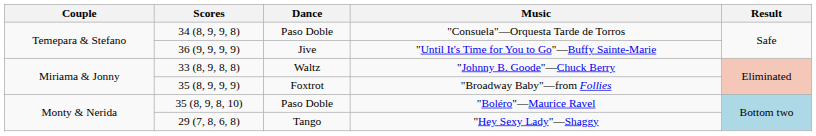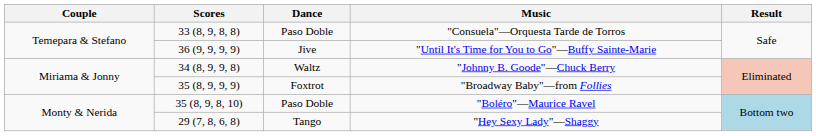(209, 31) 34 (8, 9, 9, 8) -> (209, 31) 33 (8, 9, 8, 8)
(209, 67) 33 (8, 9, 8, 8) -> (209, 67) 34 (8, 9, 9, 8)
